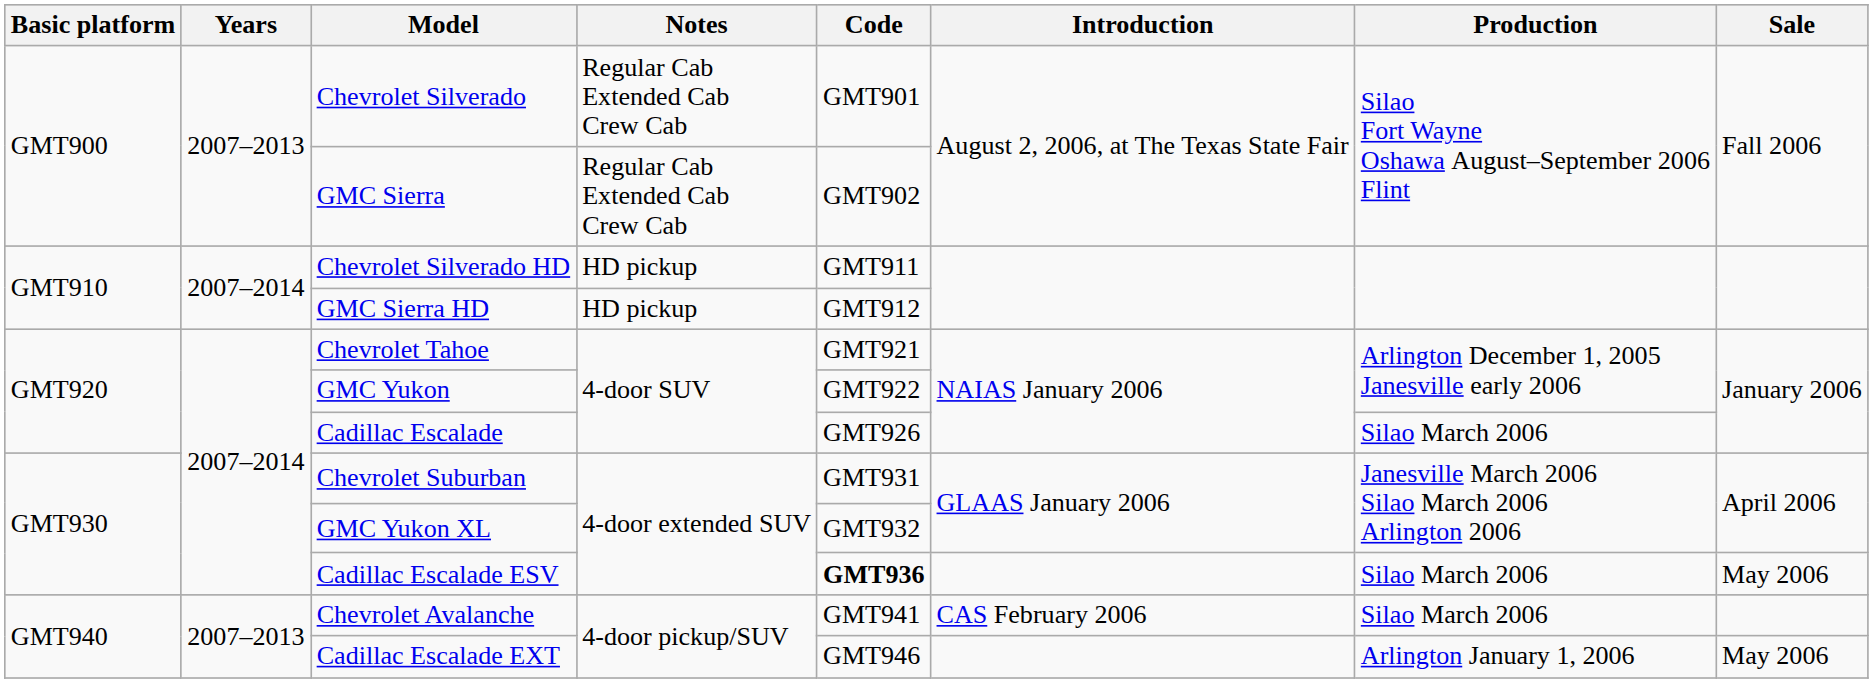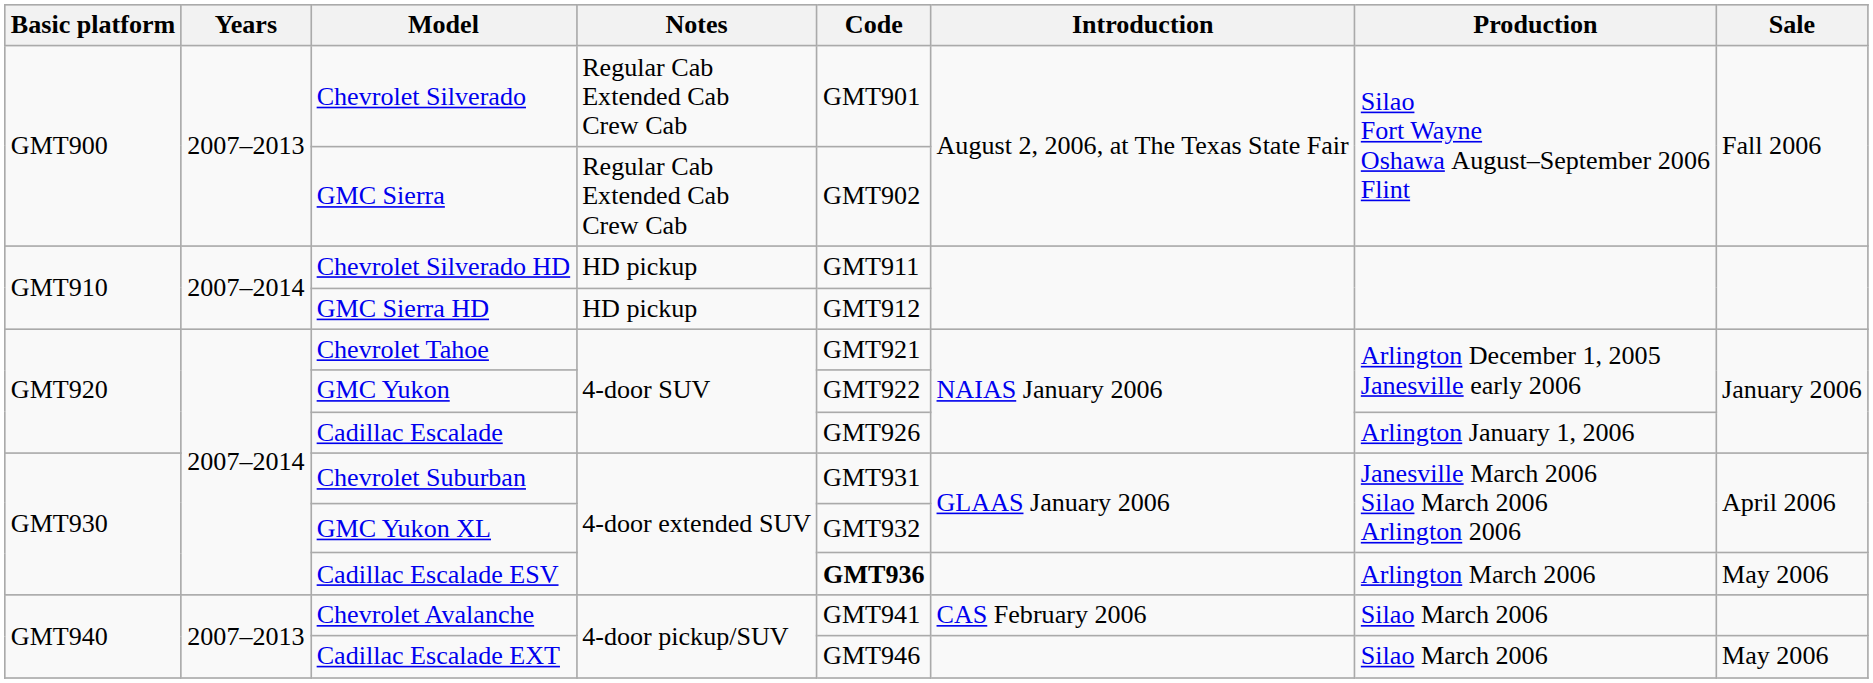(1454, 432) Silao March 2006 -> (1498, 432) Arlington January 1, 2006
(1454, 573) Silao March 2006 -> (1478, 573) Arlington March 2006
(1498, 656) Arlington January 1, 2006 -> (1454, 656) Silao March 2006
